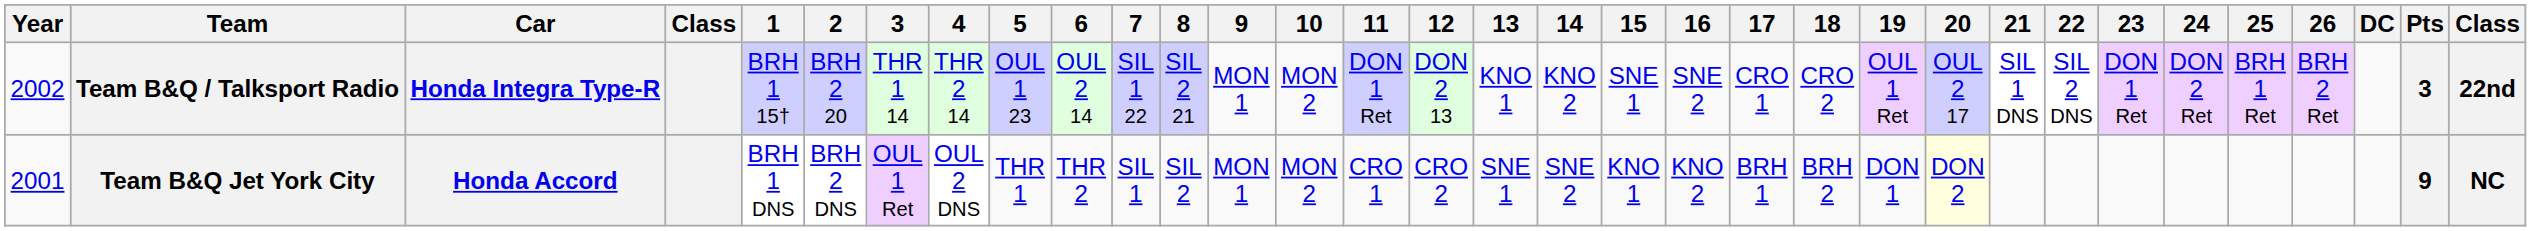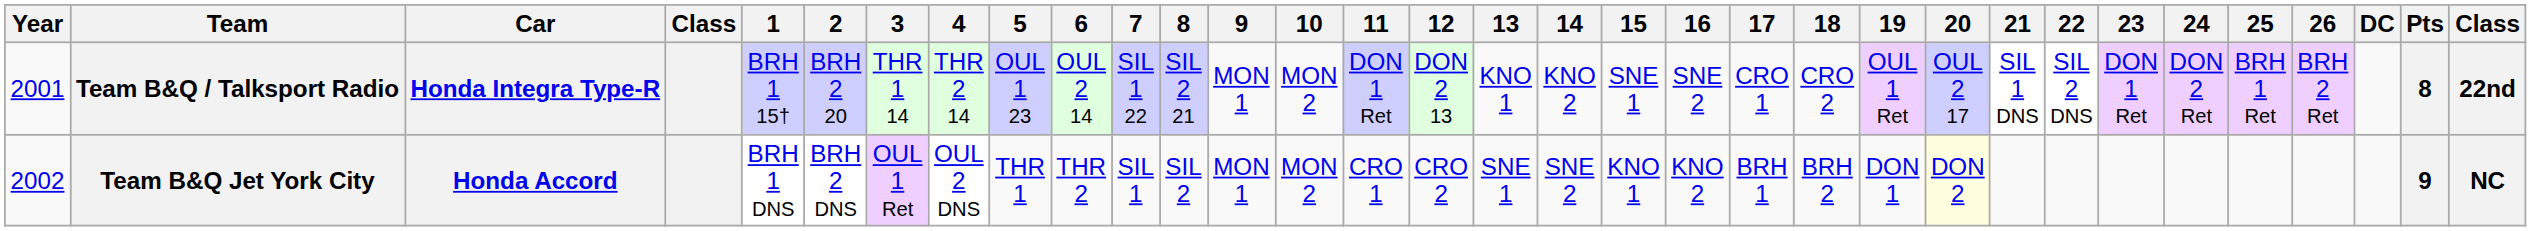(38, 88) 2002 -> (38, 88) 2001
(2425, 88) 3 -> (2425, 88) 8
(38, 180) 2001 -> (38, 180) 2002
